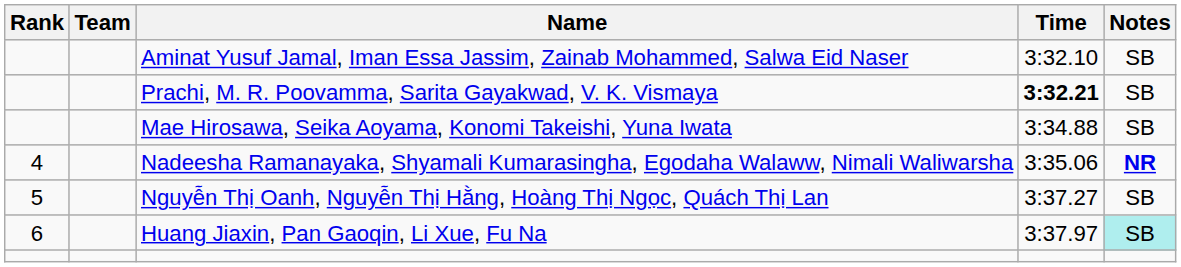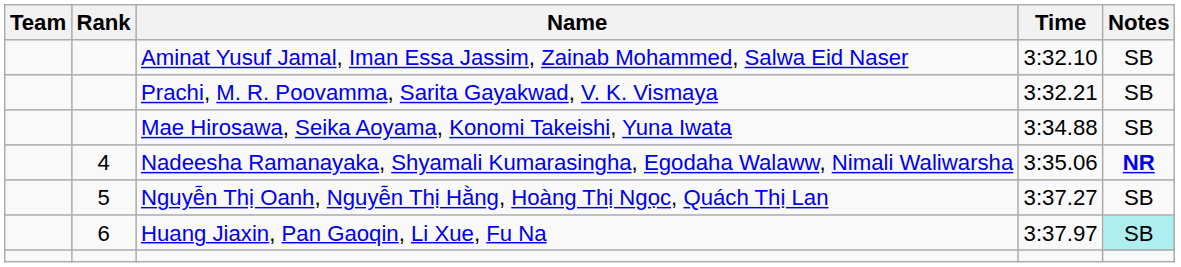columns swapped: (37, 22) <-> (103, 22)
(1061, 93) bold -> (1061, 93) normal
